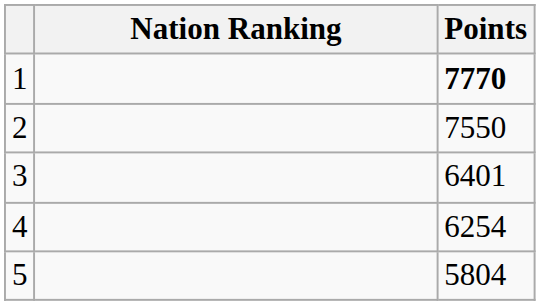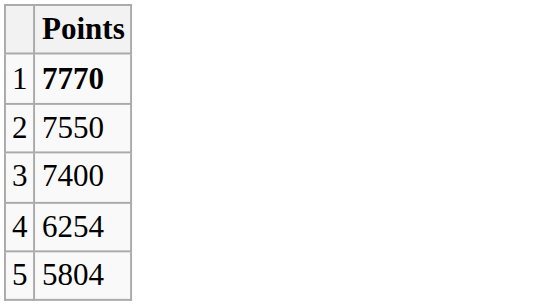- column: (236, 29)
(475, 176) 6401 -> (73, 176) 7400
